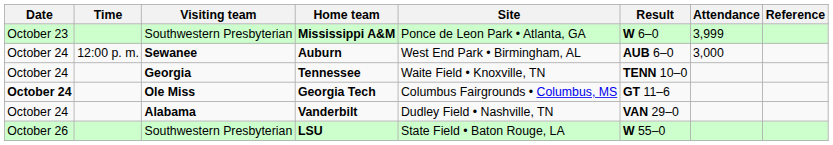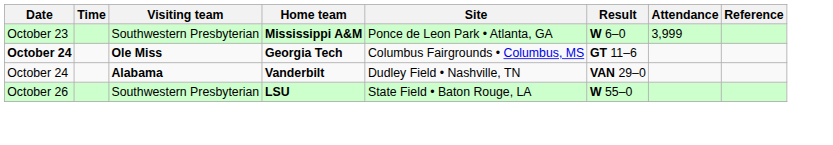- row: (320, 53)
- row: (329, 73)
